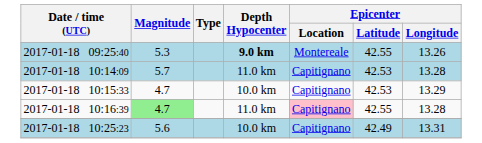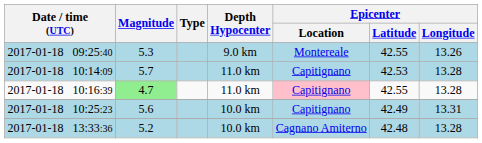(256, 52) bold -> (240, 52) normal
- row: (76, 90)
+ row: (60, 128)
